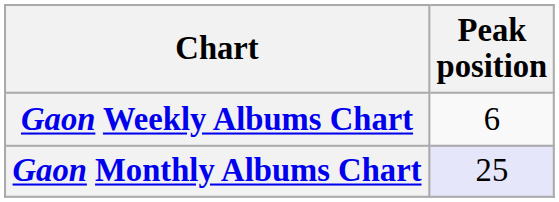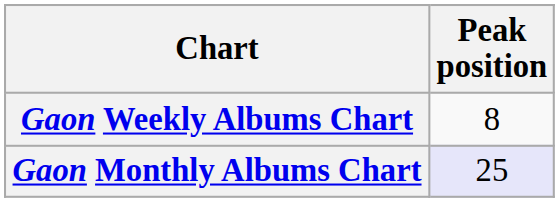(492, 118) 6 -> (492, 118) 8
